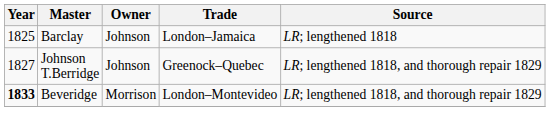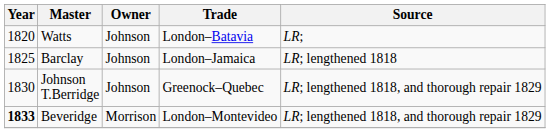+ row: (56, 36)
(21, 66) 1827 -> (21, 87) 1830
